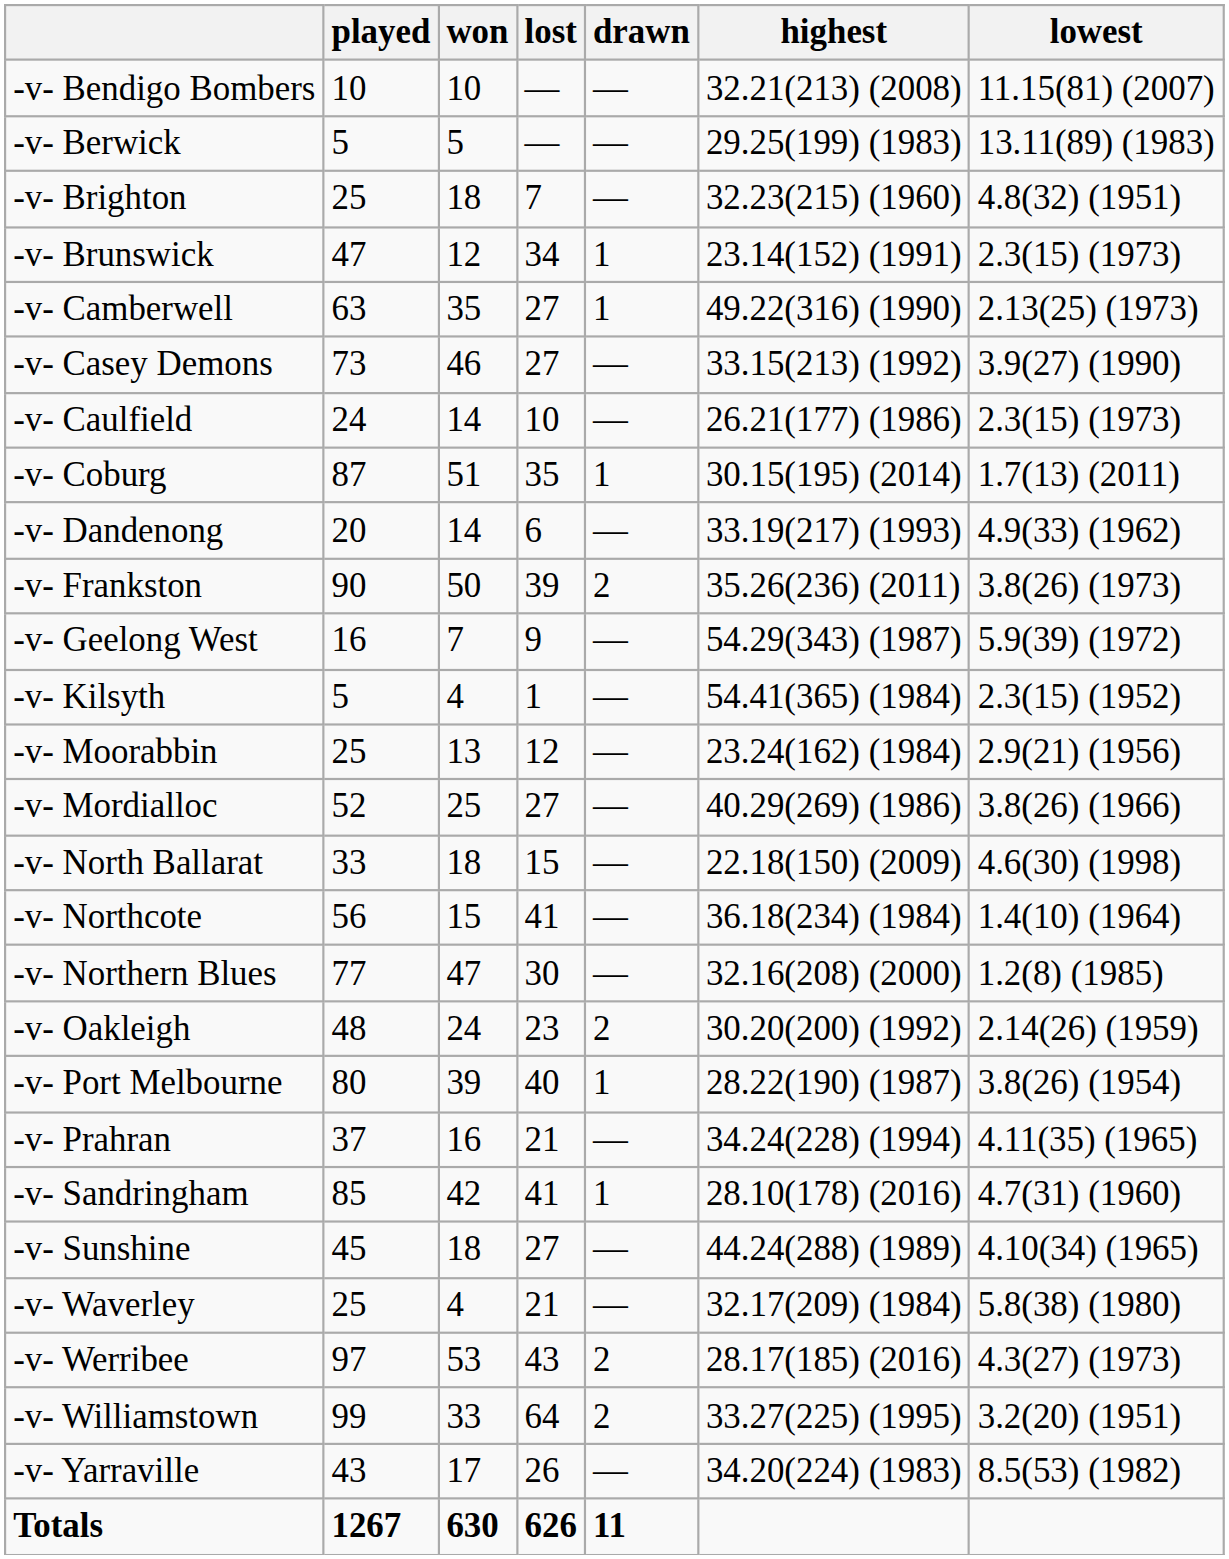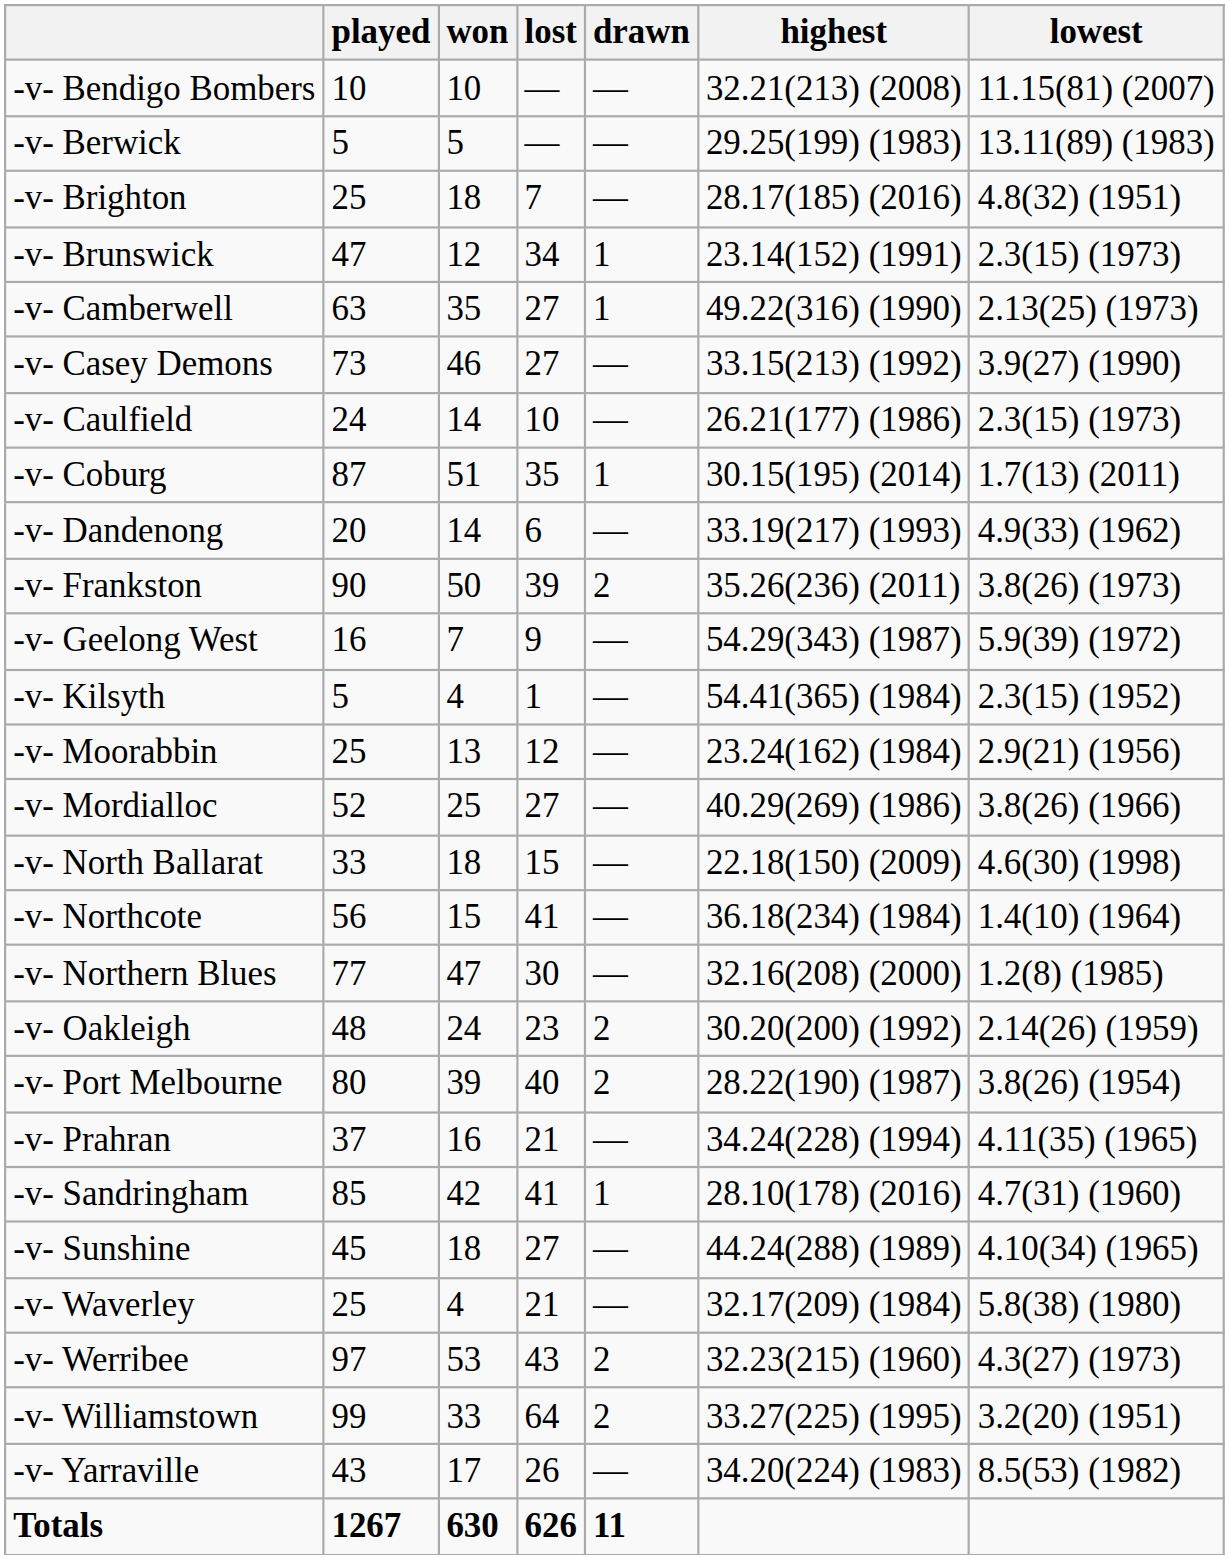(834, 198) 32.23(215) (1960) -> (834, 198) 28.17(185) (2016)
(602, 1083) 1 -> (602, 1083) 2
(834, 1359) 28.17(185) (2016) -> (834, 1359) 32.23(215) (1960)
